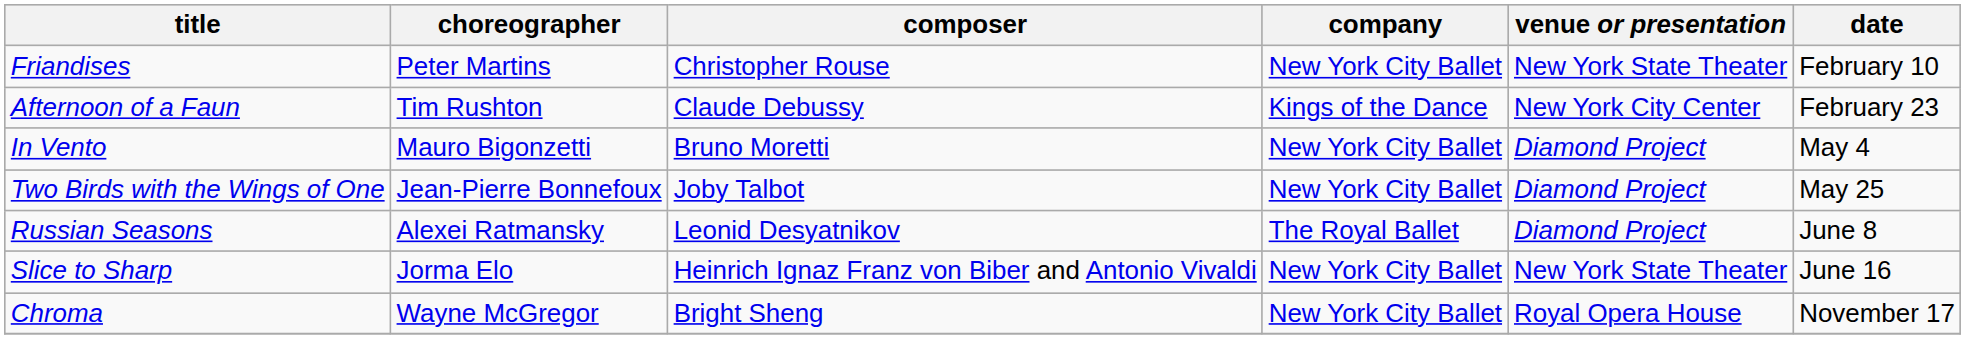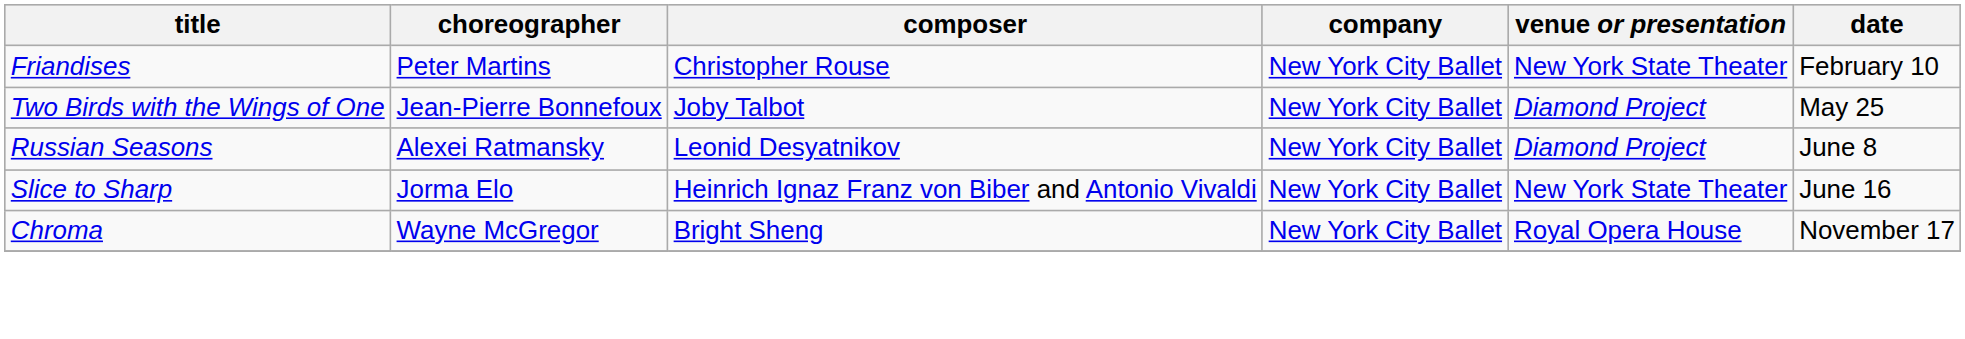- row: (125, 107)
- row: (59, 148)
(1364, 230) The Royal Ballet -> (1385, 148) New York City Ballet
